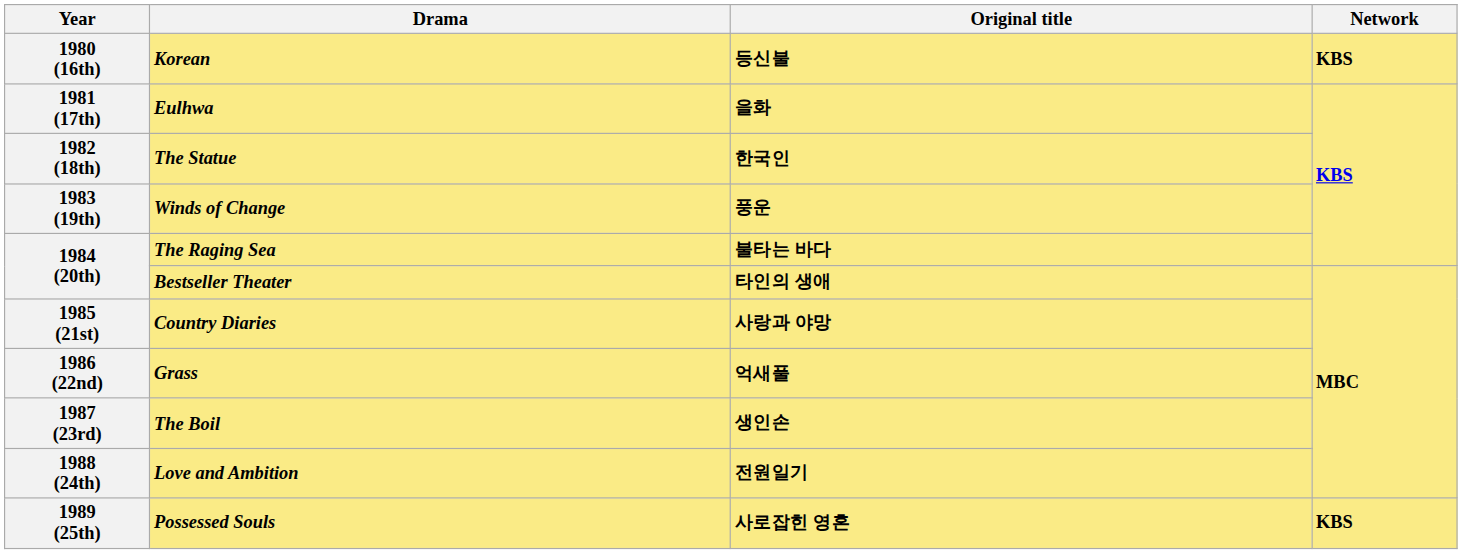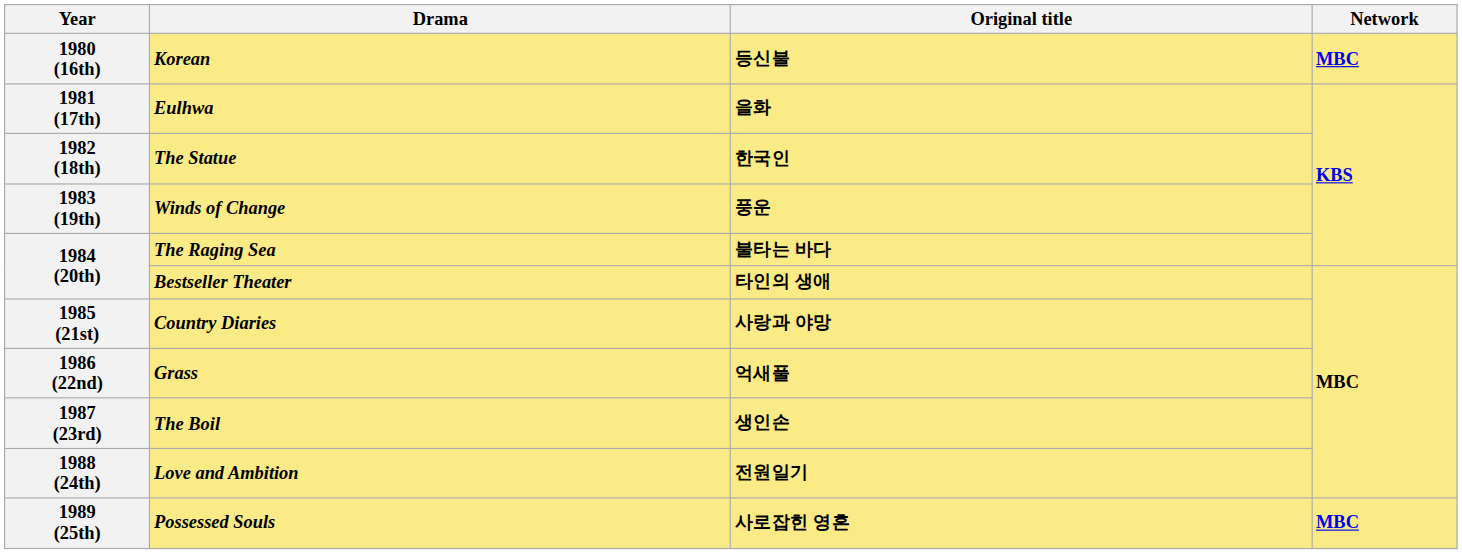(1334, 58) KBS -> (1337, 58) MBC
(1334, 522) KBS -> (1337, 522) MBC
